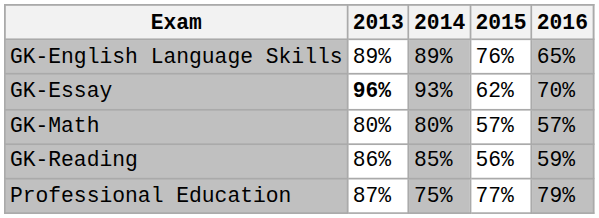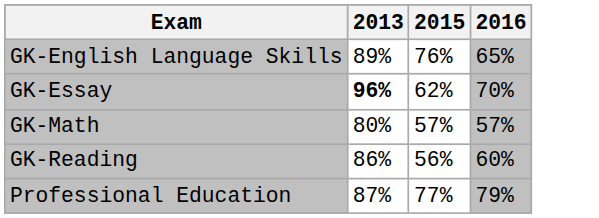- column: (440, 22)
(556, 161) 59% -> (495, 161) 60%
